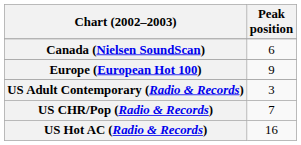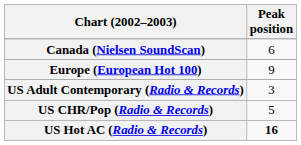(271, 110) 7 -> (271, 110) 5
(271, 130) normal -> (271, 130) bold
